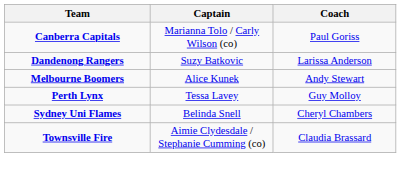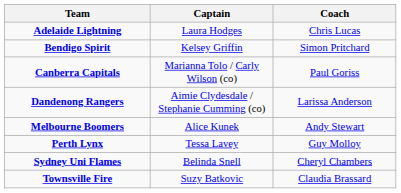+ row: (77, 31)
+ row: (77, 48)
(212, 61) Suzy Batkovic -> (212, 102) Aimie Clydesdale / Stephanie Cumming (co)
(212, 137) Aimie Clydesdale / Stephanie Cumming (co) -> (212, 179) Suzy Batkovic
